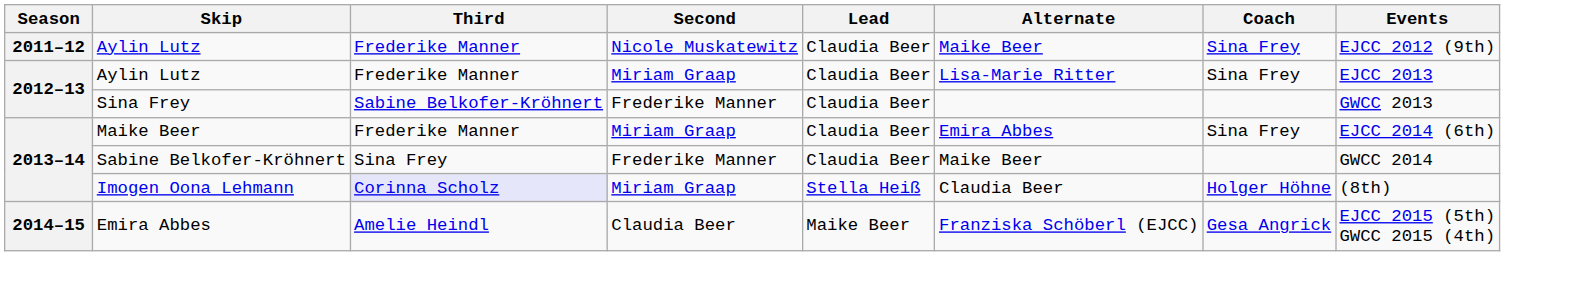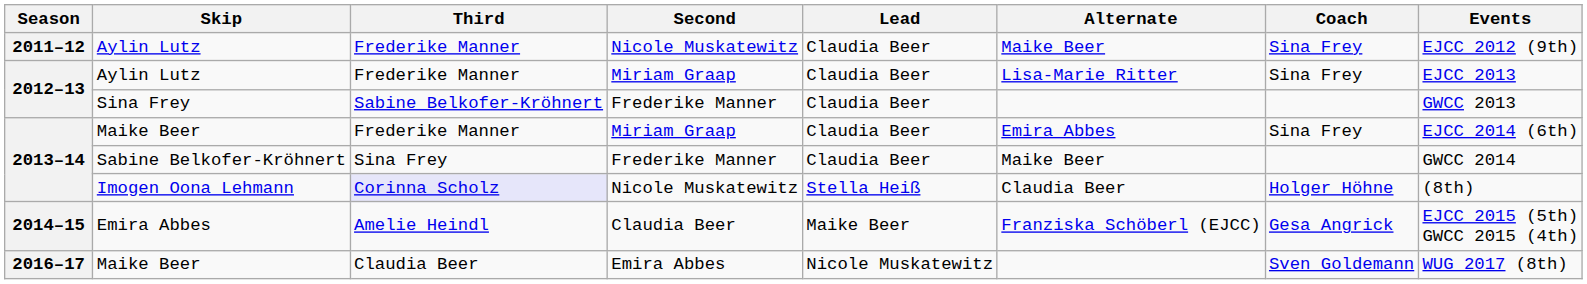(674, 188) Miriam Graap -> (705, 188) Nicole Muskatewitz
+ row: (49, 264)
